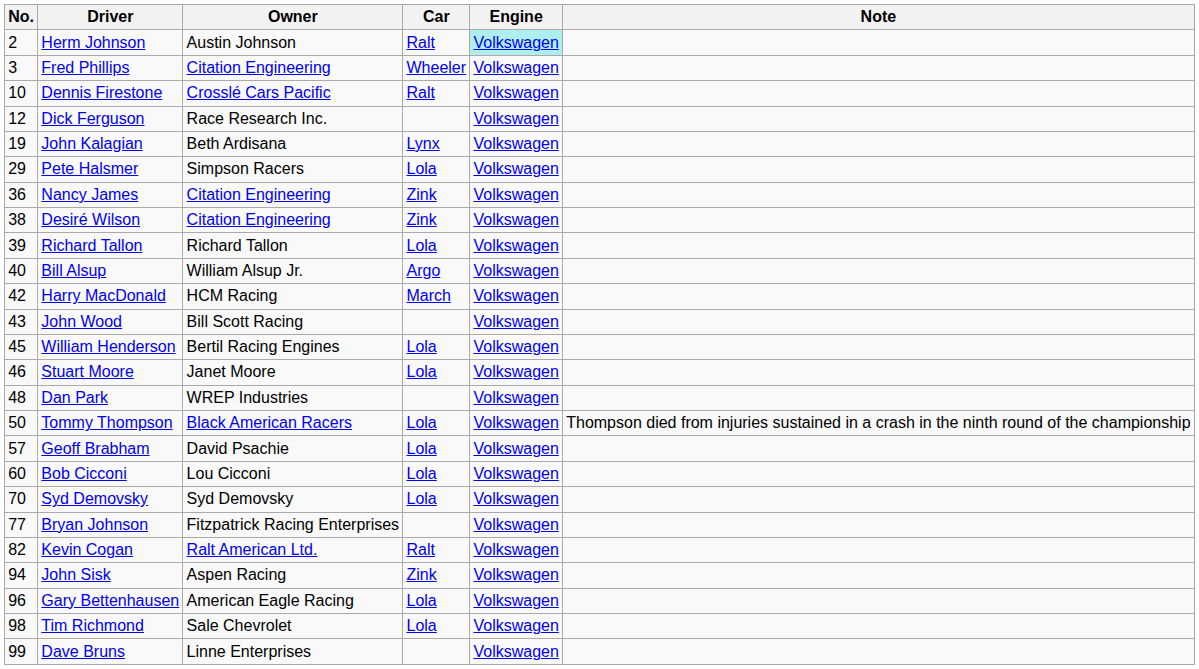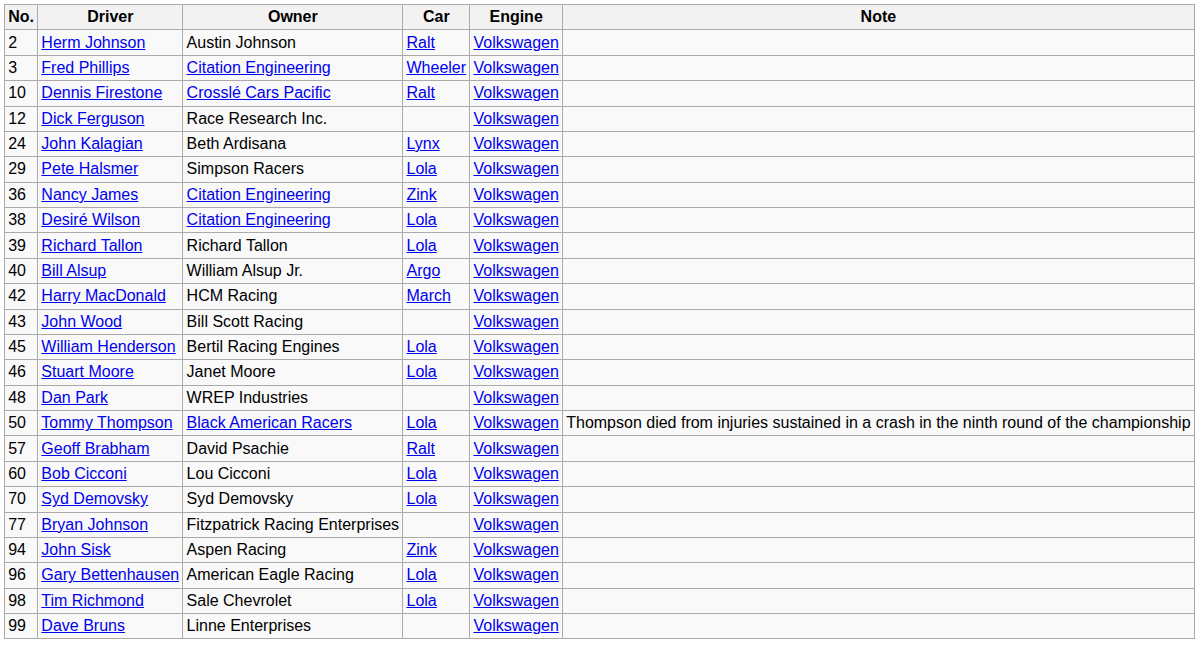(516, 42) paleturquoise background -> (516, 42) no background
(17, 144) 19 -> (17, 144) 24
(422, 220) Zink -> (422, 220) Lola
(422, 448) Lola -> (421, 448) Ralt
- row: (87, 550)
